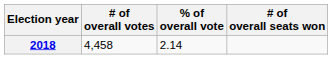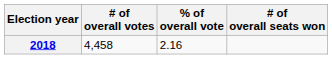(171, 44) 2.14 -> (171, 44) 2.16
